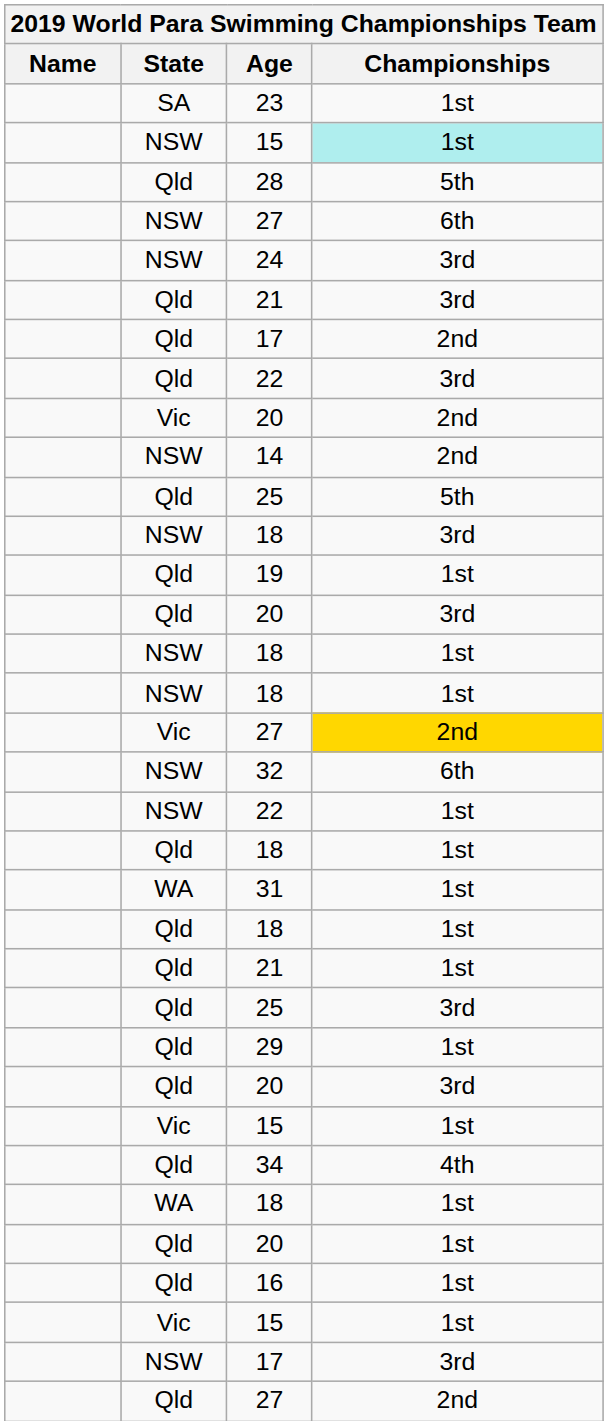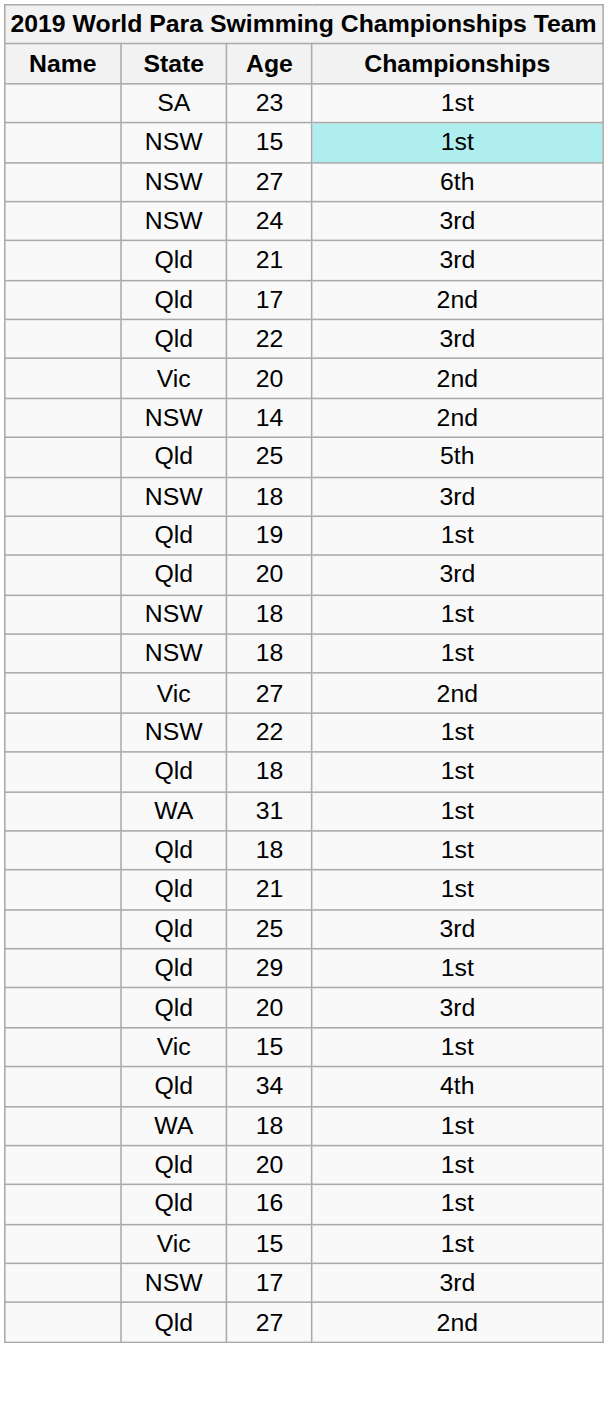- row: (174, 181)
(457, 732) gold background -> (457, 692) no background
- row: (174, 771)
